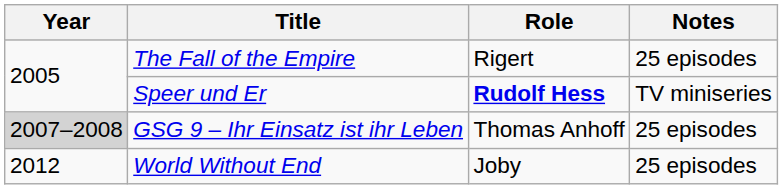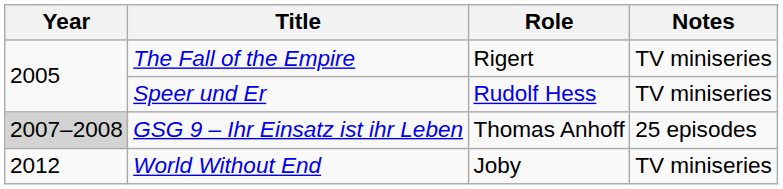(696, 58) 25 episodes -> (703, 58) TV miniseries
(539, 93) bold -> (535, 93) normal
(696, 165) 25 episodes -> (703, 165) TV miniseries
